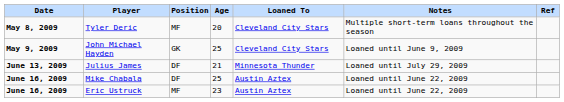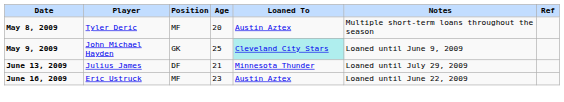(282, 28) Cleveland City Stars -> (263, 28) Austin Aztex
(282, 49) no background -> (282, 49) paleturquoise background
- row: (114, 79)
